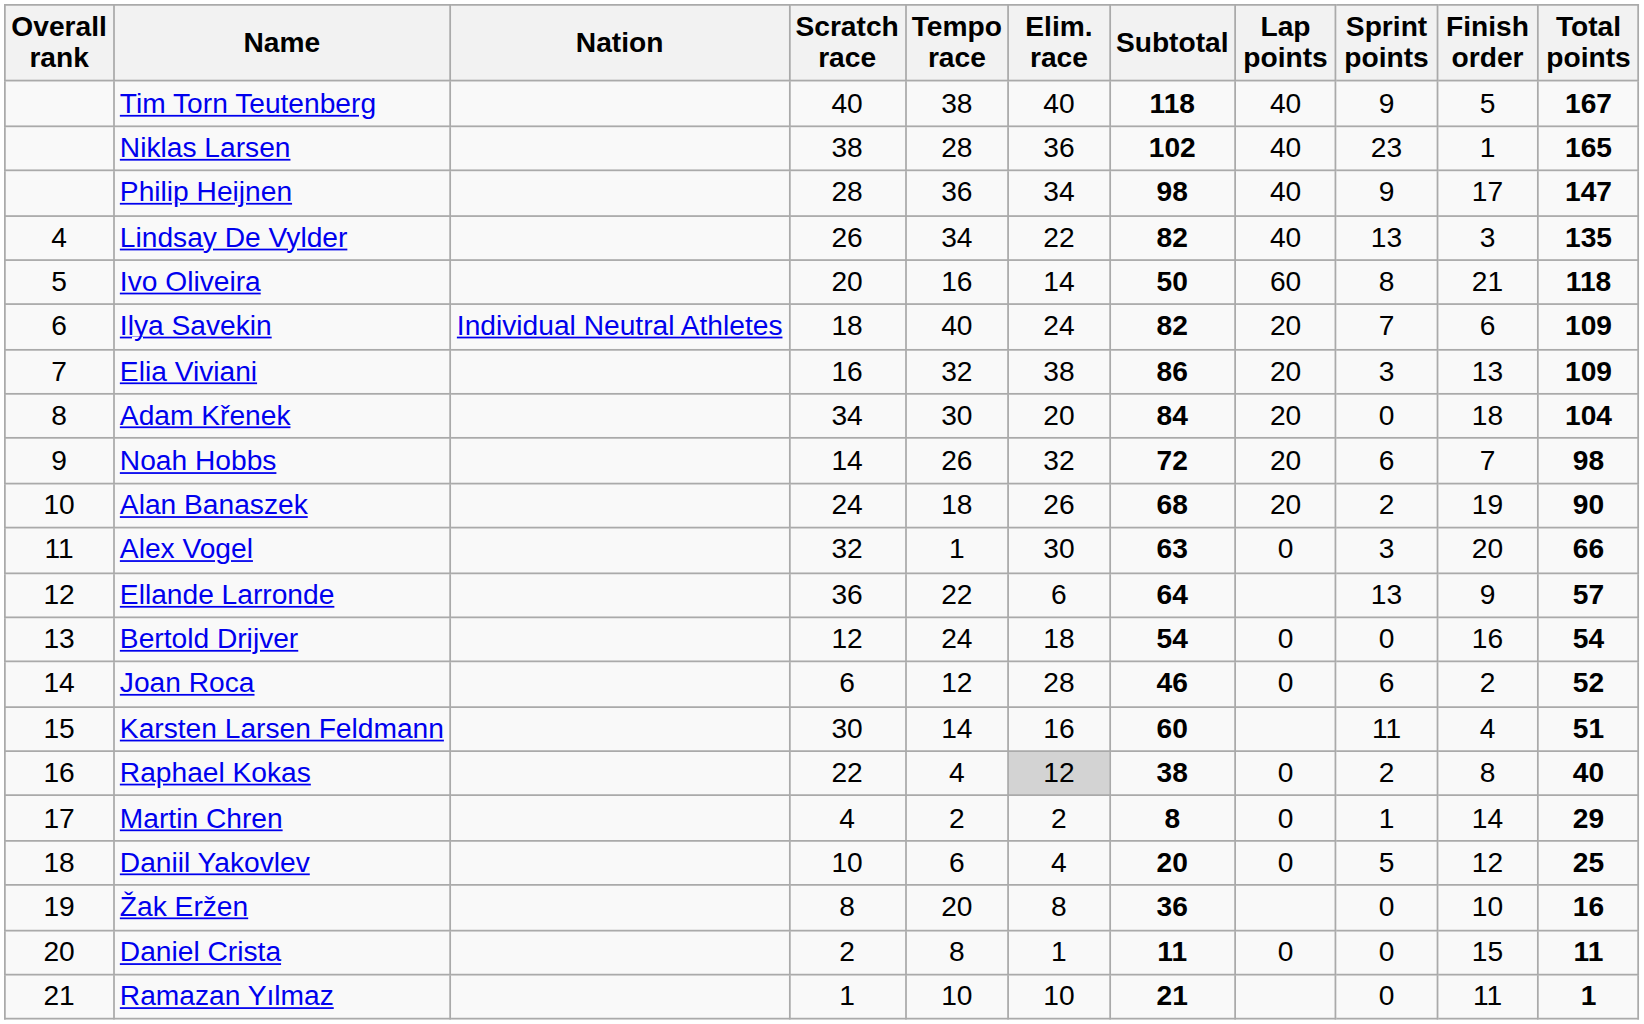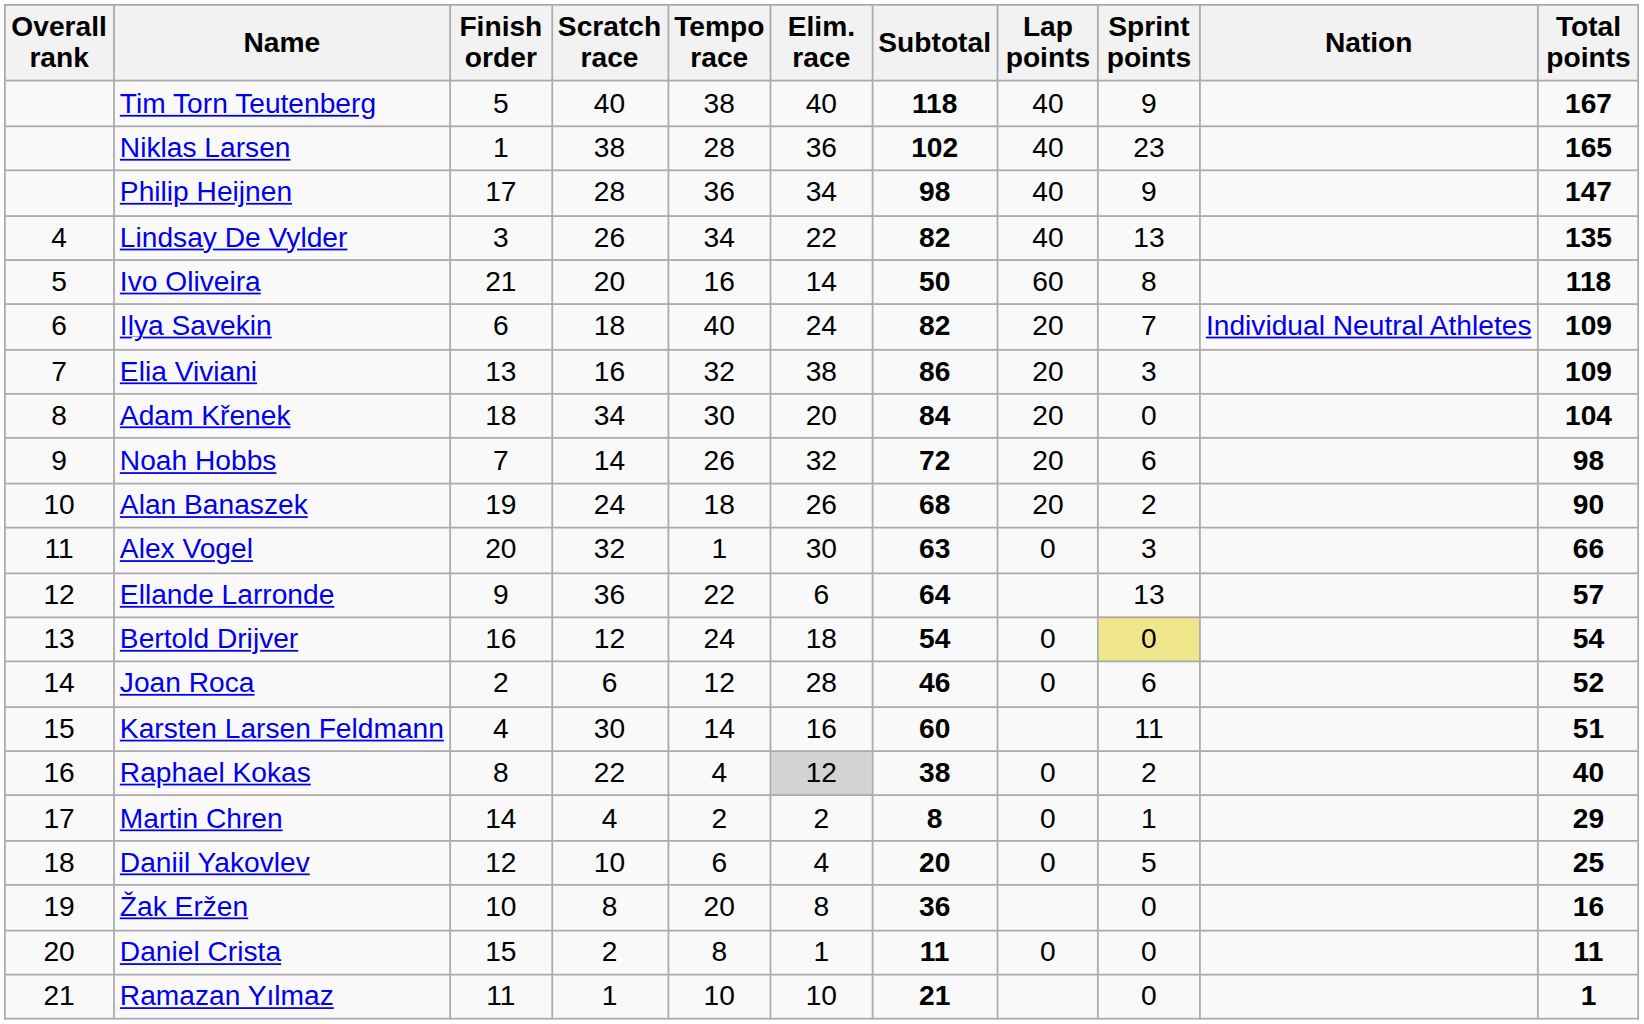columns swapped: (620, 42) <-> (1488, 42)
(1387, 639) no background -> (1149, 639) khaki background
